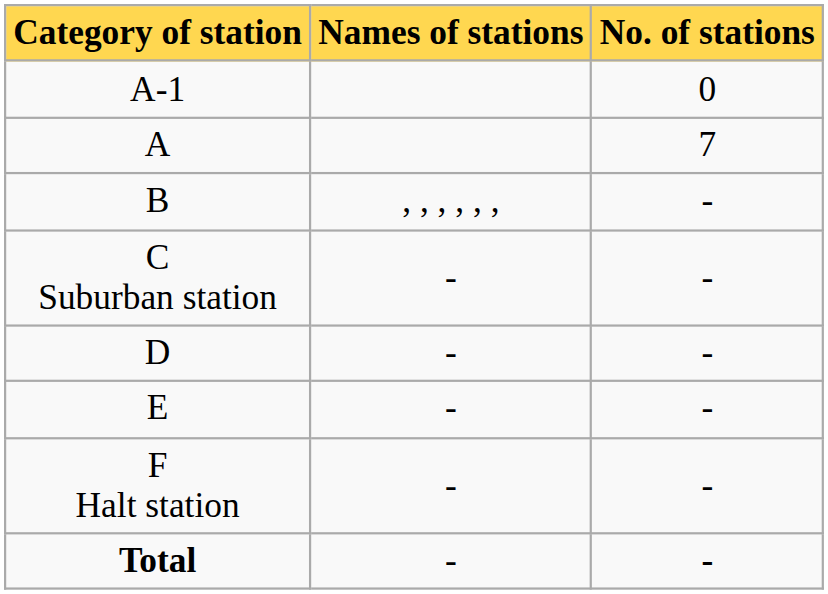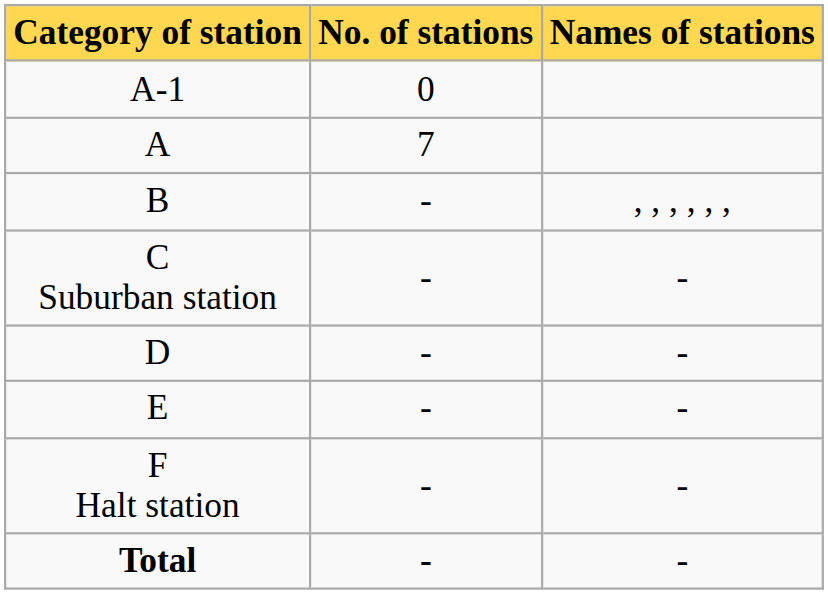columns swapped: (707, 32) <-> (451, 32)
